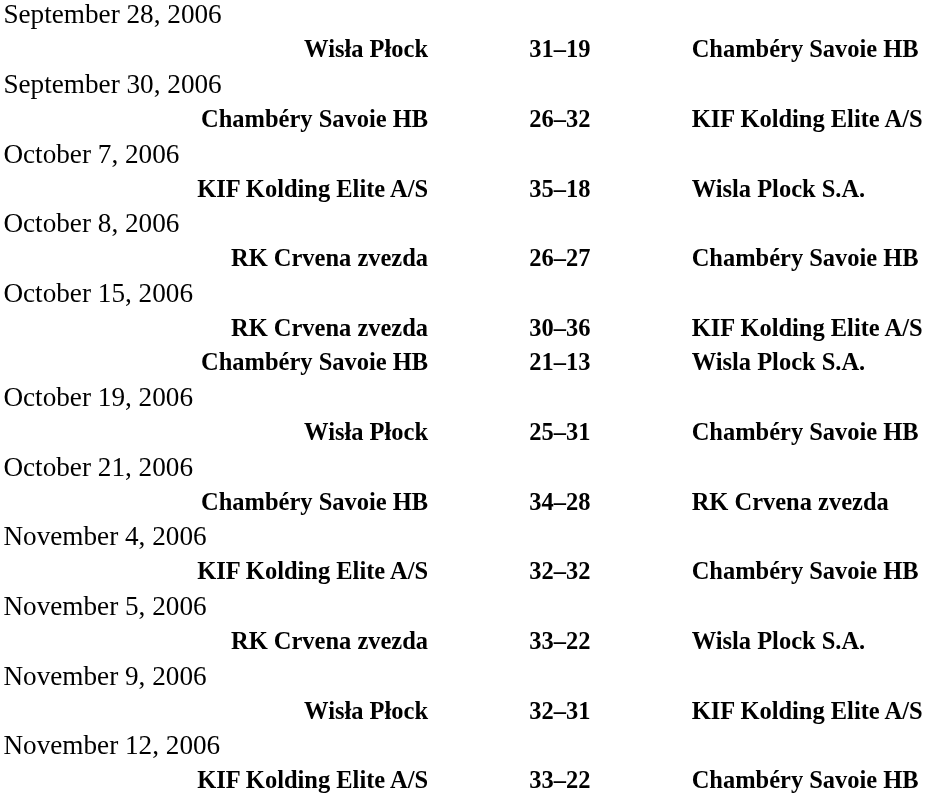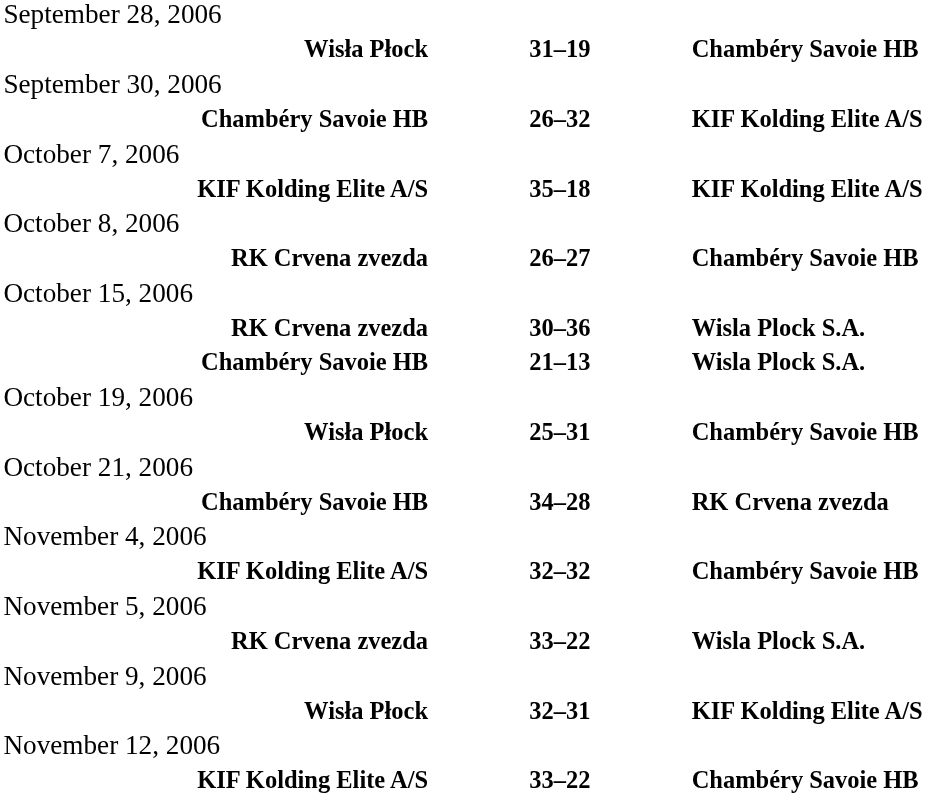(778, 188) Wisla Plock S.A. -> (807, 188) KIF Kolding Elite A/S
(807, 328) KIF Kolding Elite A/S -> (778, 328) Wisla Plock S.A.
